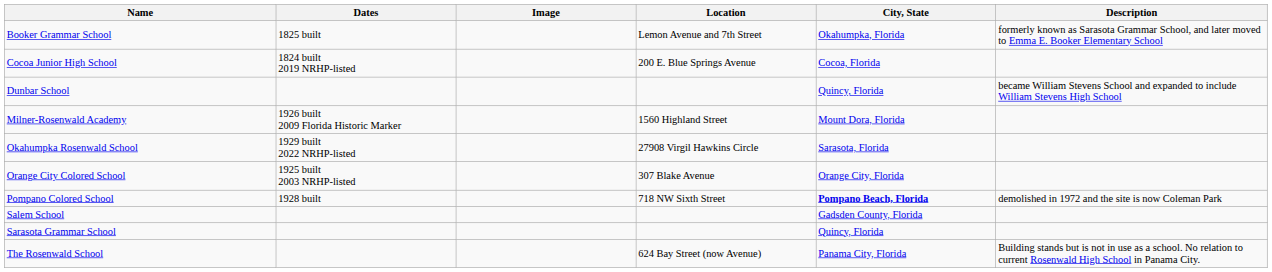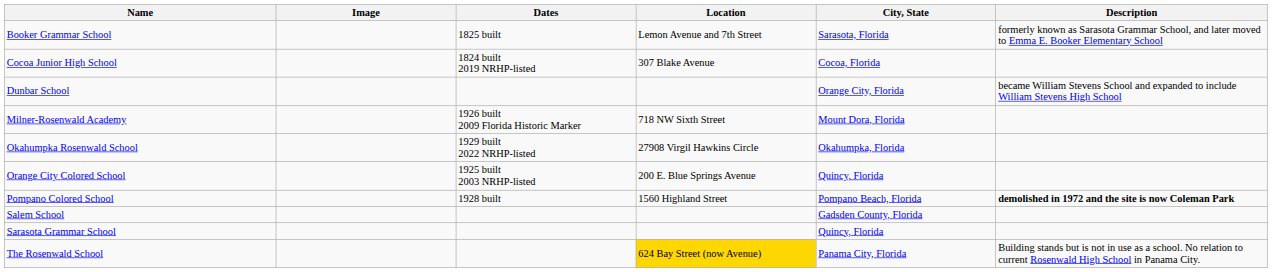columns swapped: (546, 12) <-> (366, 12)
(861, 35) Okahumpka, Florida -> (853, 35) Sarasota, Florida
(697, 63) 200 E. Blue Springs Avenue -> (676, 63) 307 Blake Avenue
(851, 91) Quincy, Florida -> (861, 91) Orange City, Florida
(683, 119) 1560 Highland Street -> (682, 119) 718 NW Sixth Street
(853, 147) Sarasota, Florida -> (861, 147) Okahumpka, Florida
(676, 176) 307 Blake Avenue -> (697, 176) 200 E. Blue Springs Avenue
(861, 176) Orange City, Florida -> (851, 176) Quincy, Florida
(682, 198) 718 NW Sixth Street -> (683, 198) 1560 Highland Street
(873, 198) bold -> (870, 198) normal
(1110, 198) normal -> (1116, 198) bold
(700, 253) no background -> (700, 253) gold background
